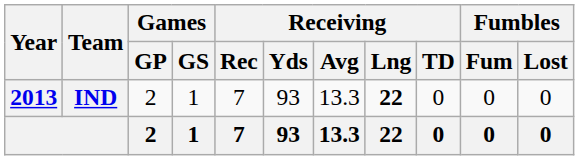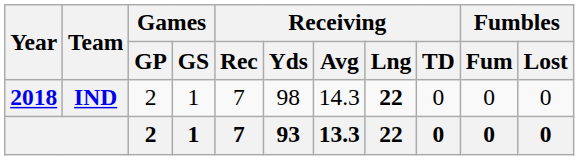(34, 97) 2013 -> (34, 97) 2018
(288, 97) 93 -> (288, 97) 98
(339, 97) 13.3 -> (339, 97) 14.3
